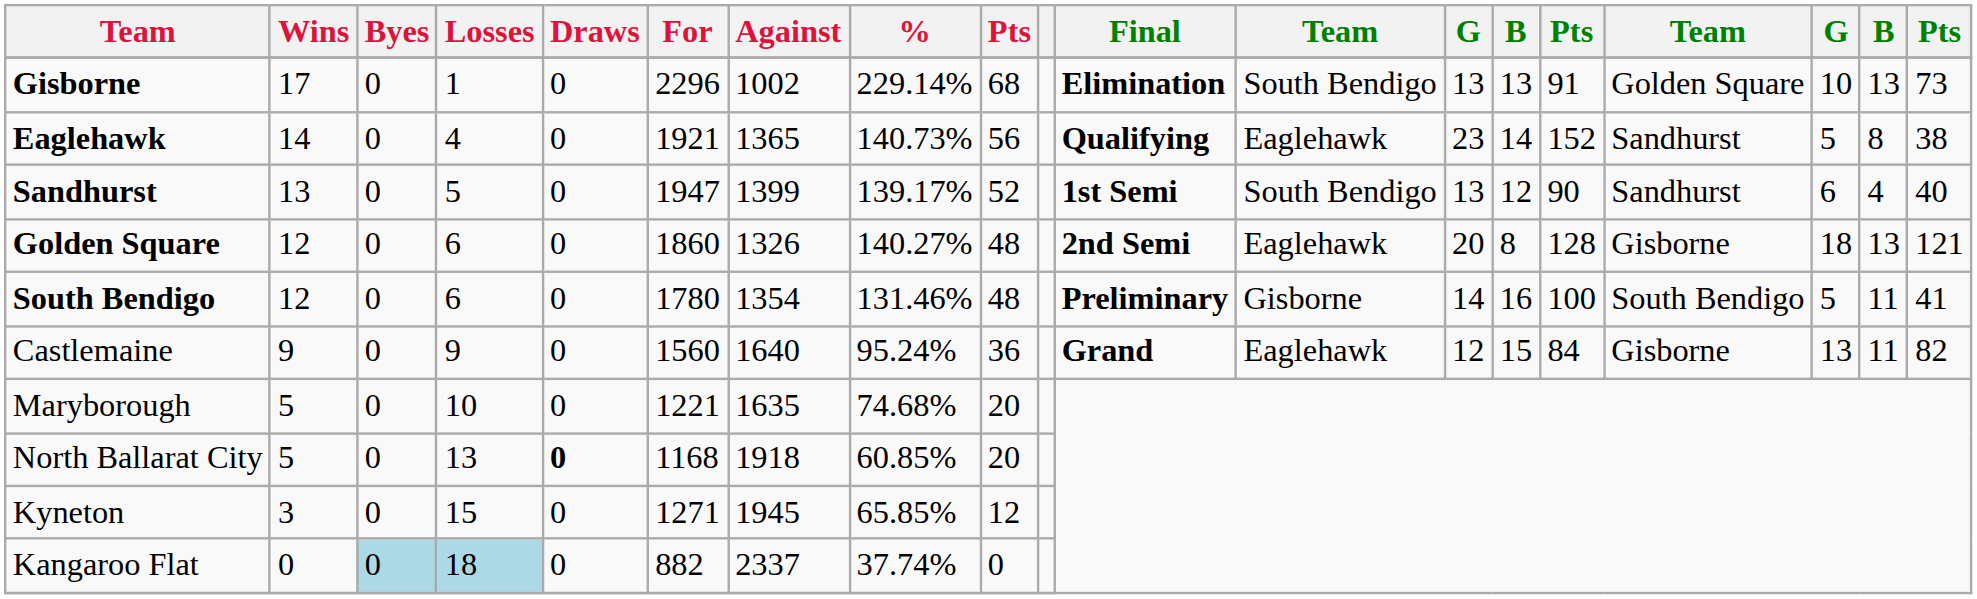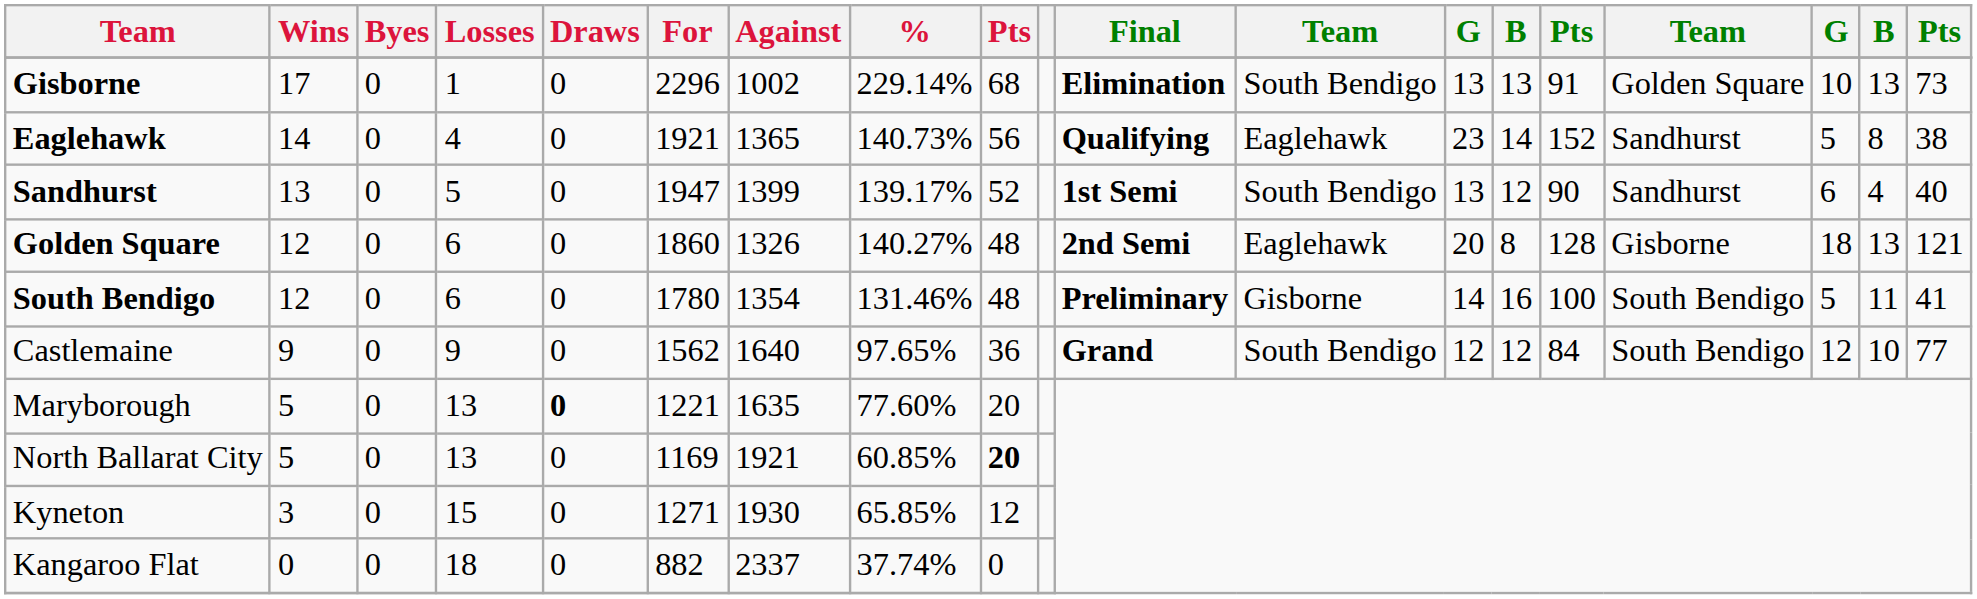(688, 351) 1560 -> (688, 351) 1562
(906, 351) 95.24% -> (906, 351) 97.65%
(1315, 351) Eaglehawk -> (1340, 351) South Bendigo
(1516, 351) 15 -> (1516, 351) 12
(1671, 351) Gisborne -> (1708, 351) South Bendigo
(1836, 351) 13 -> (1836, 351) 12
(1883, 351) 11 -> (1884, 351) 10
(1931, 351) 82 -> (1931, 351) 77
(461, 404) 10 -> (461, 404) 13
(558, 404) normal -> (558, 404) bold
(906, 404) 74.68% -> (906, 404) 77.60%
(558, 458) bold -> (558, 458) normal
(687, 458) 1168 -> (687, 458) 1169
(768, 458) 1918 -> (768, 458) 1921
(1004, 458) normal -> (1004, 458) bold
(768, 511) 1945 -> (768, 511) 1930
(373, 564) lightblue background -> (373, 564) no background
(461, 564) lightblue background -> (461, 564) no background
